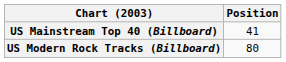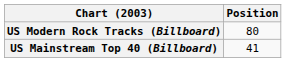rows swapped: (114, 31) <-> (114, 48)
